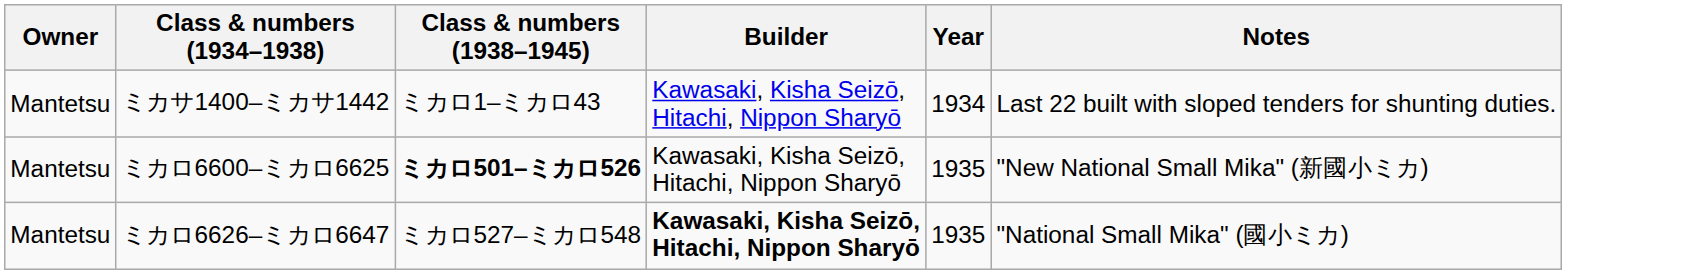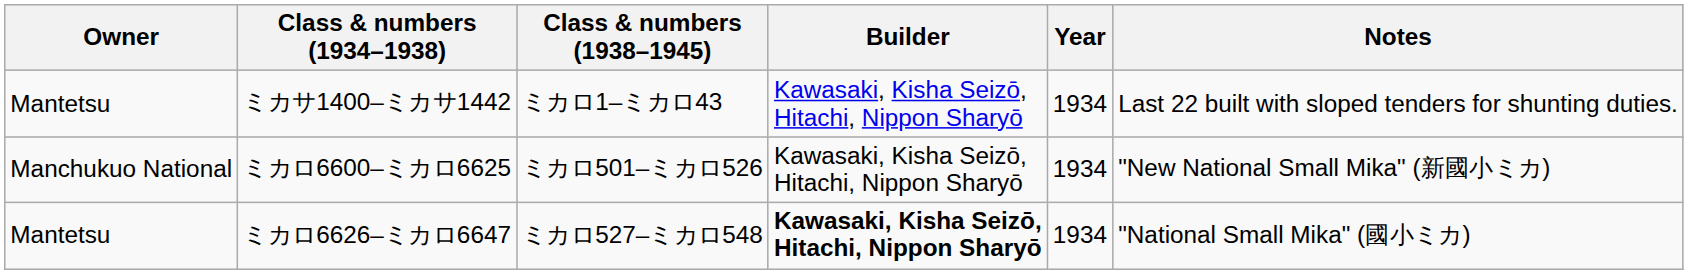(60, 169) Mantetsu -> (121, 169) Manchukuo National
(521, 168) bold -> (642, 168) normal
(958, 169) 1935 -> (1080, 169) 1934
(958, 235) 1935 -> (1080, 235) 1934
